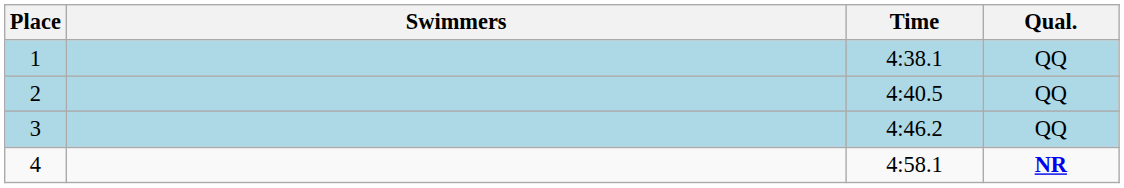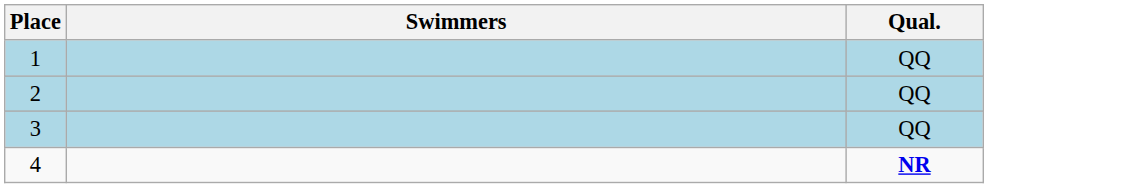- column: (914, 22)
